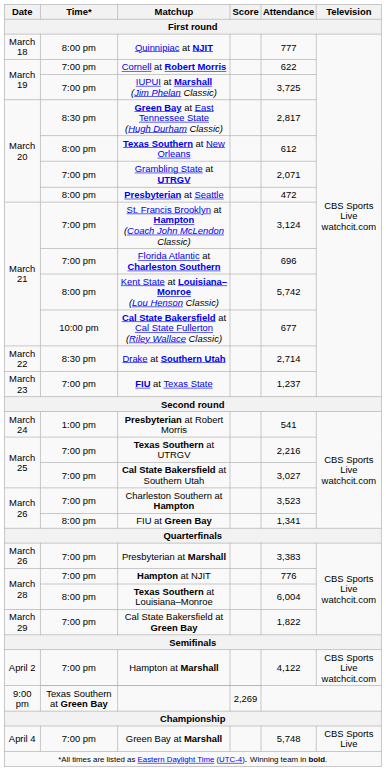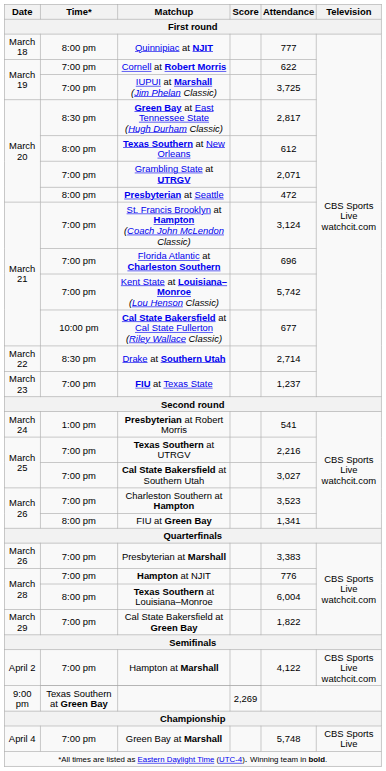(79, 292) 8:00 pm -> (79, 292) 7:00 pm
